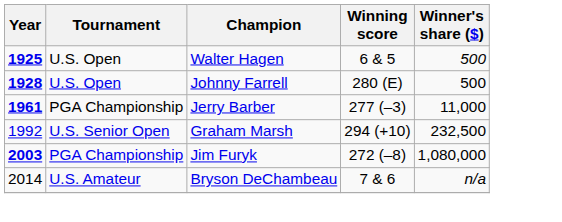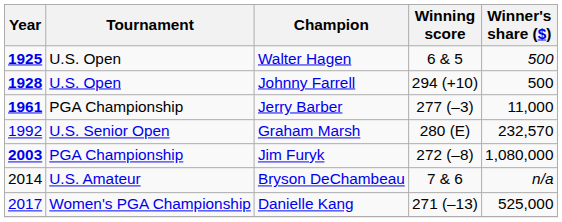(377, 82) 280 (E) -> (445, 82) 294 (+10)
(377, 131) 294 (+10) -> (445, 131) 280 (E)
(458, 131) 232,500 -> (526, 131) 232,570
+ row: (306, 204)
